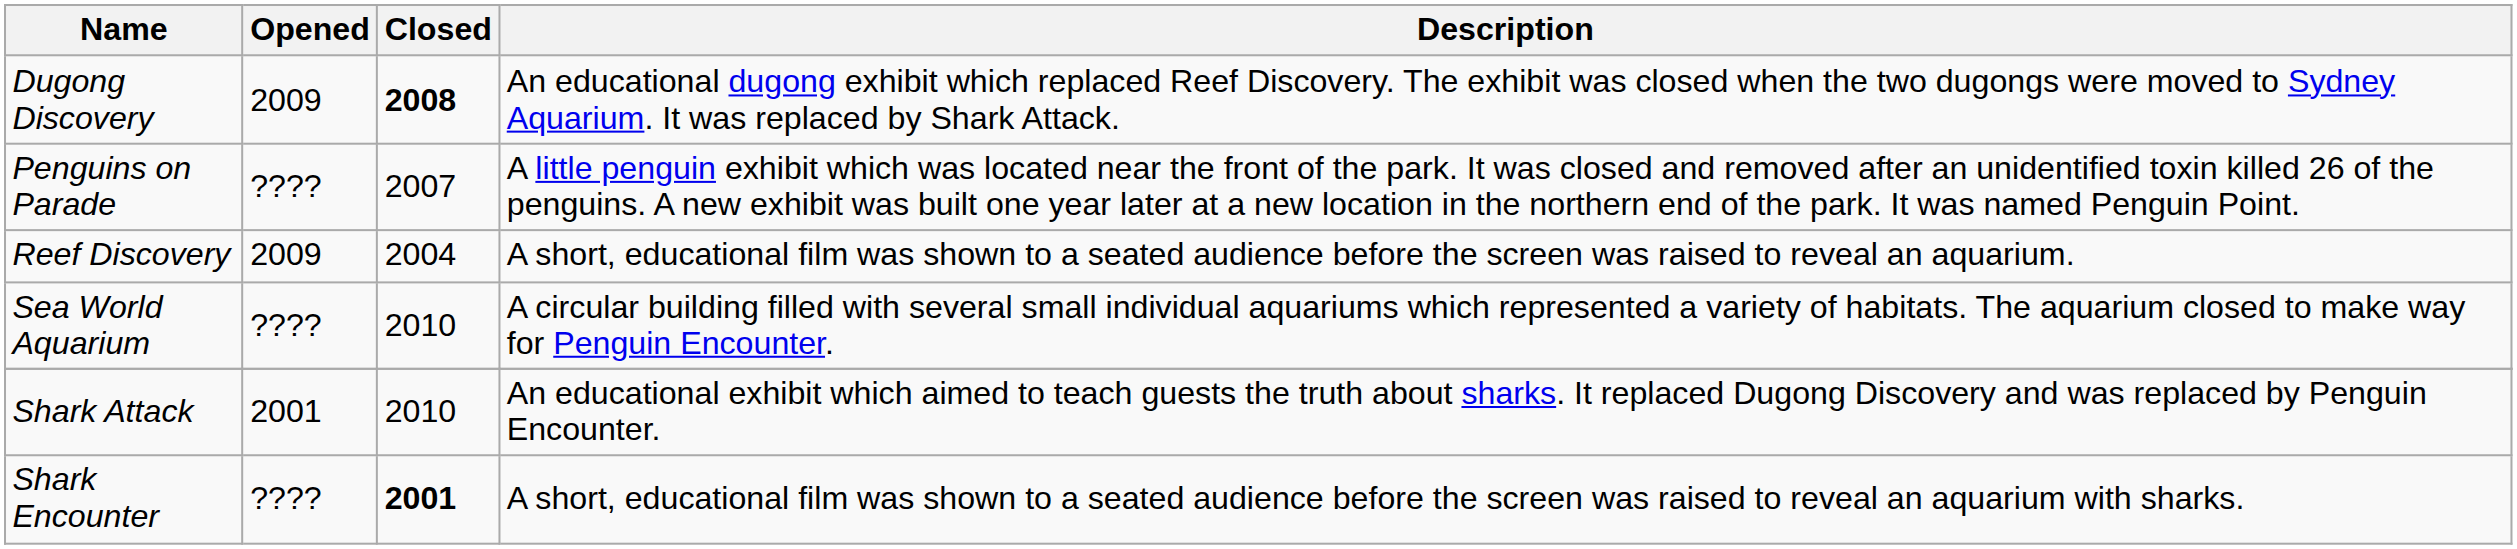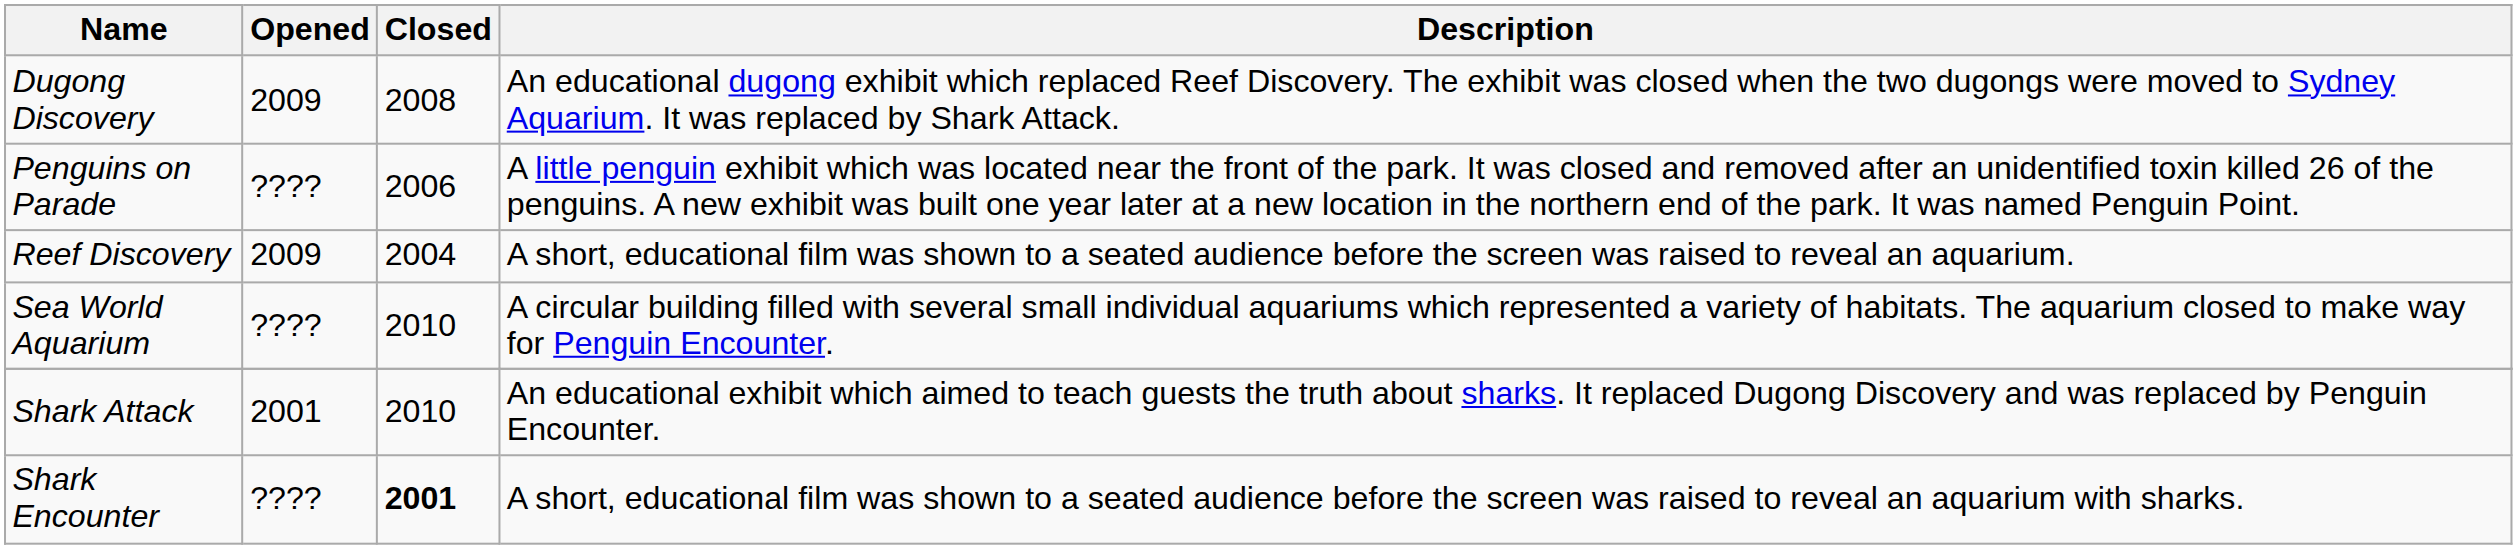(420, 99) bold -> (420, 99) normal
(420, 186) 2007 -> (420, 186) 2006
